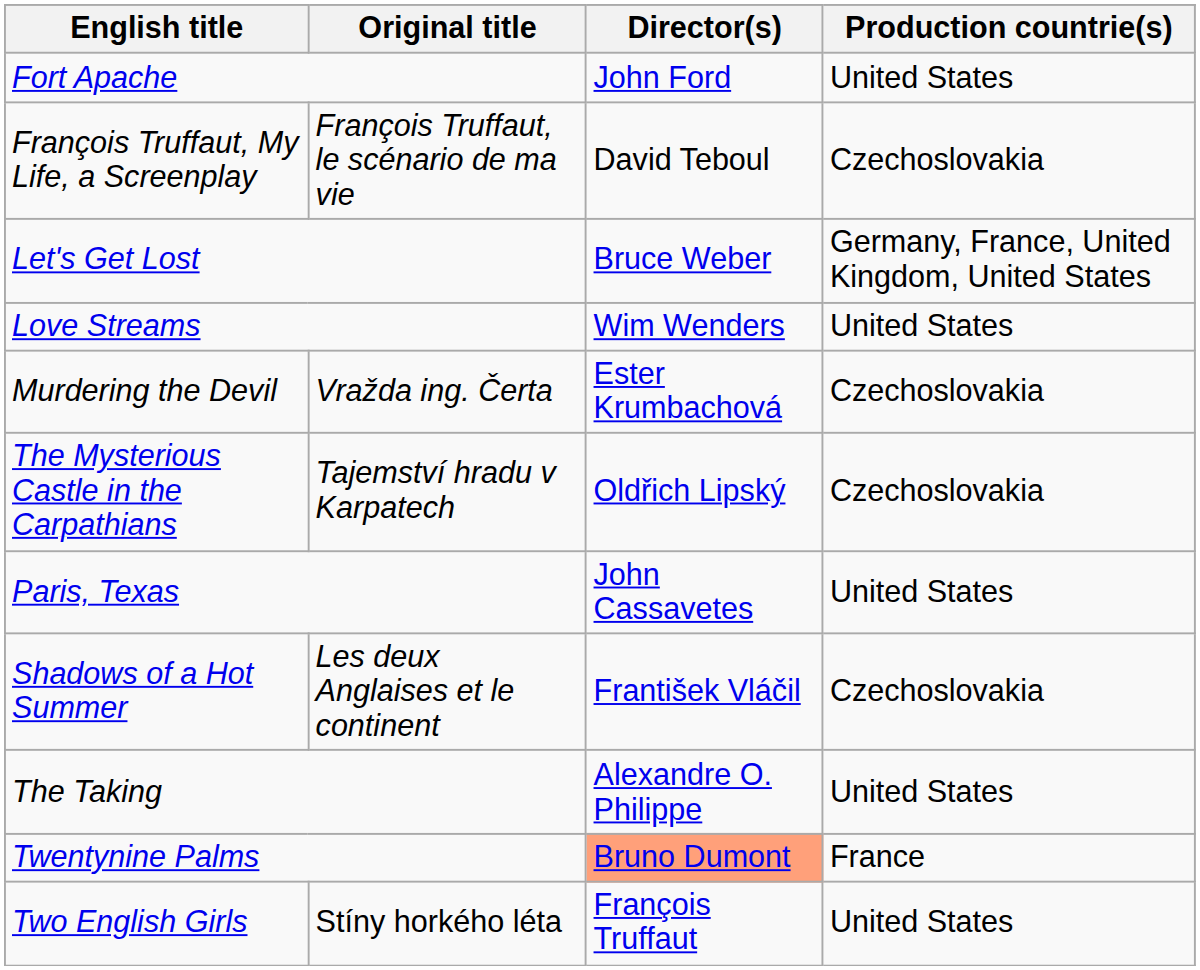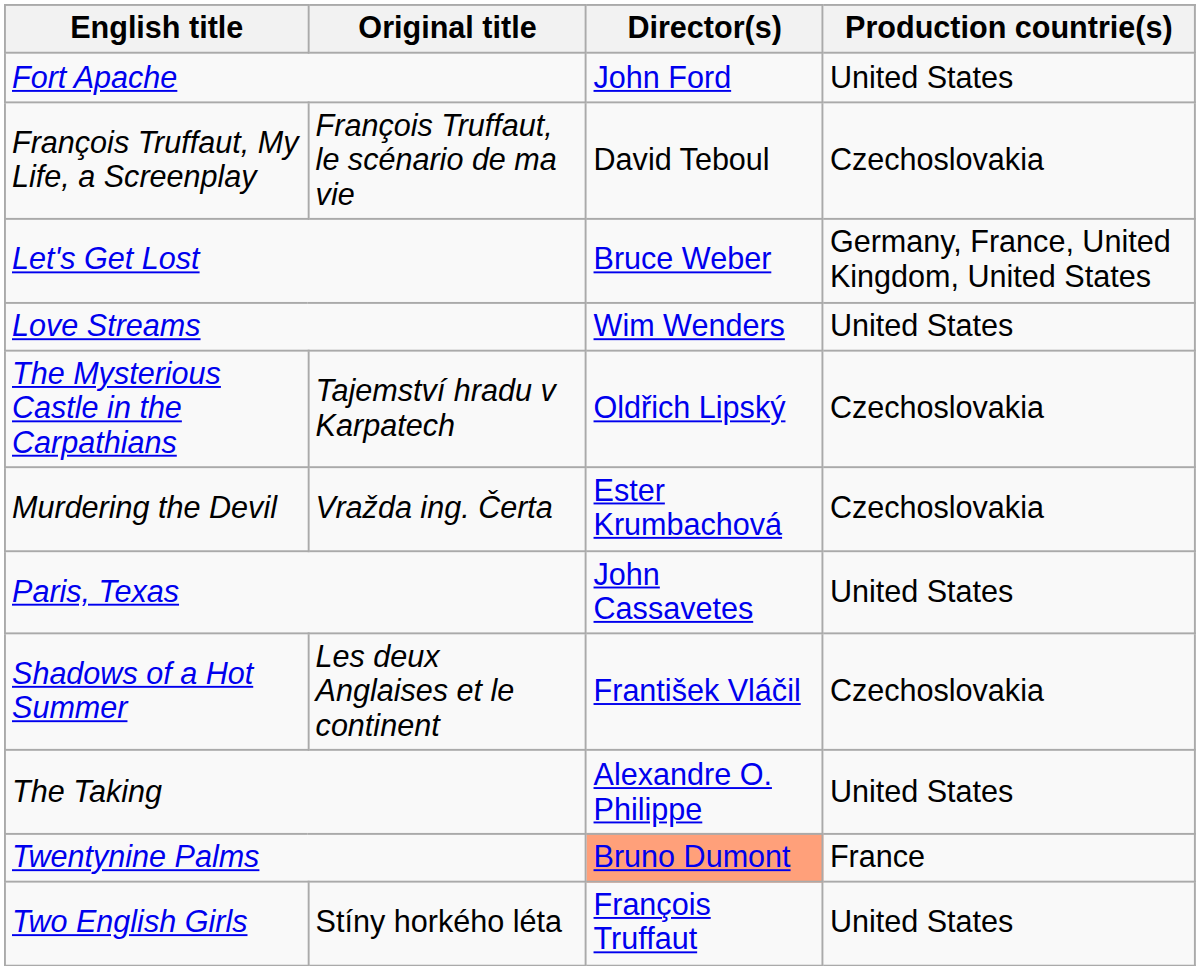rows swapped: (144, 391) <-> (116, 491)
